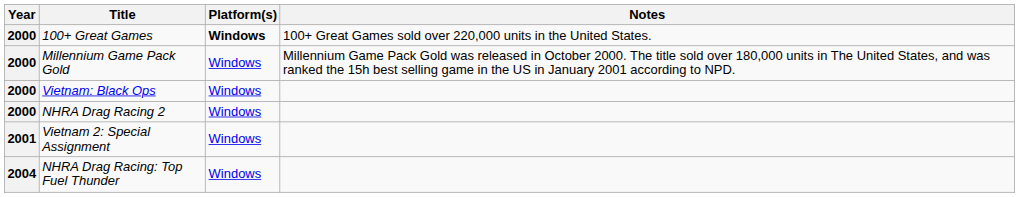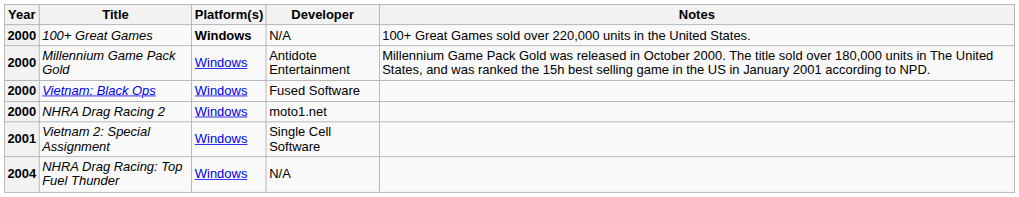+ column: (323, 14)
